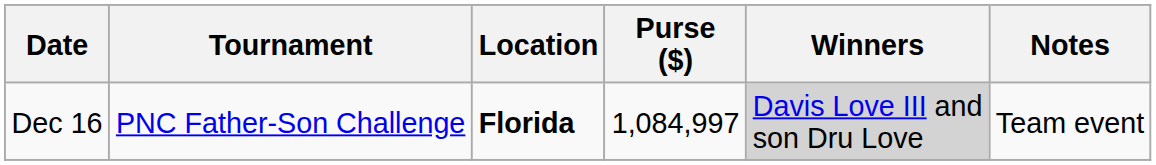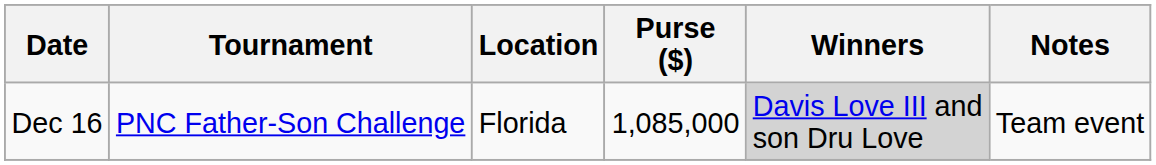(527, 122) bold -> (523, 122) normal
(676, 122) 1,084,997 -> (676, 122) 1,085,000
